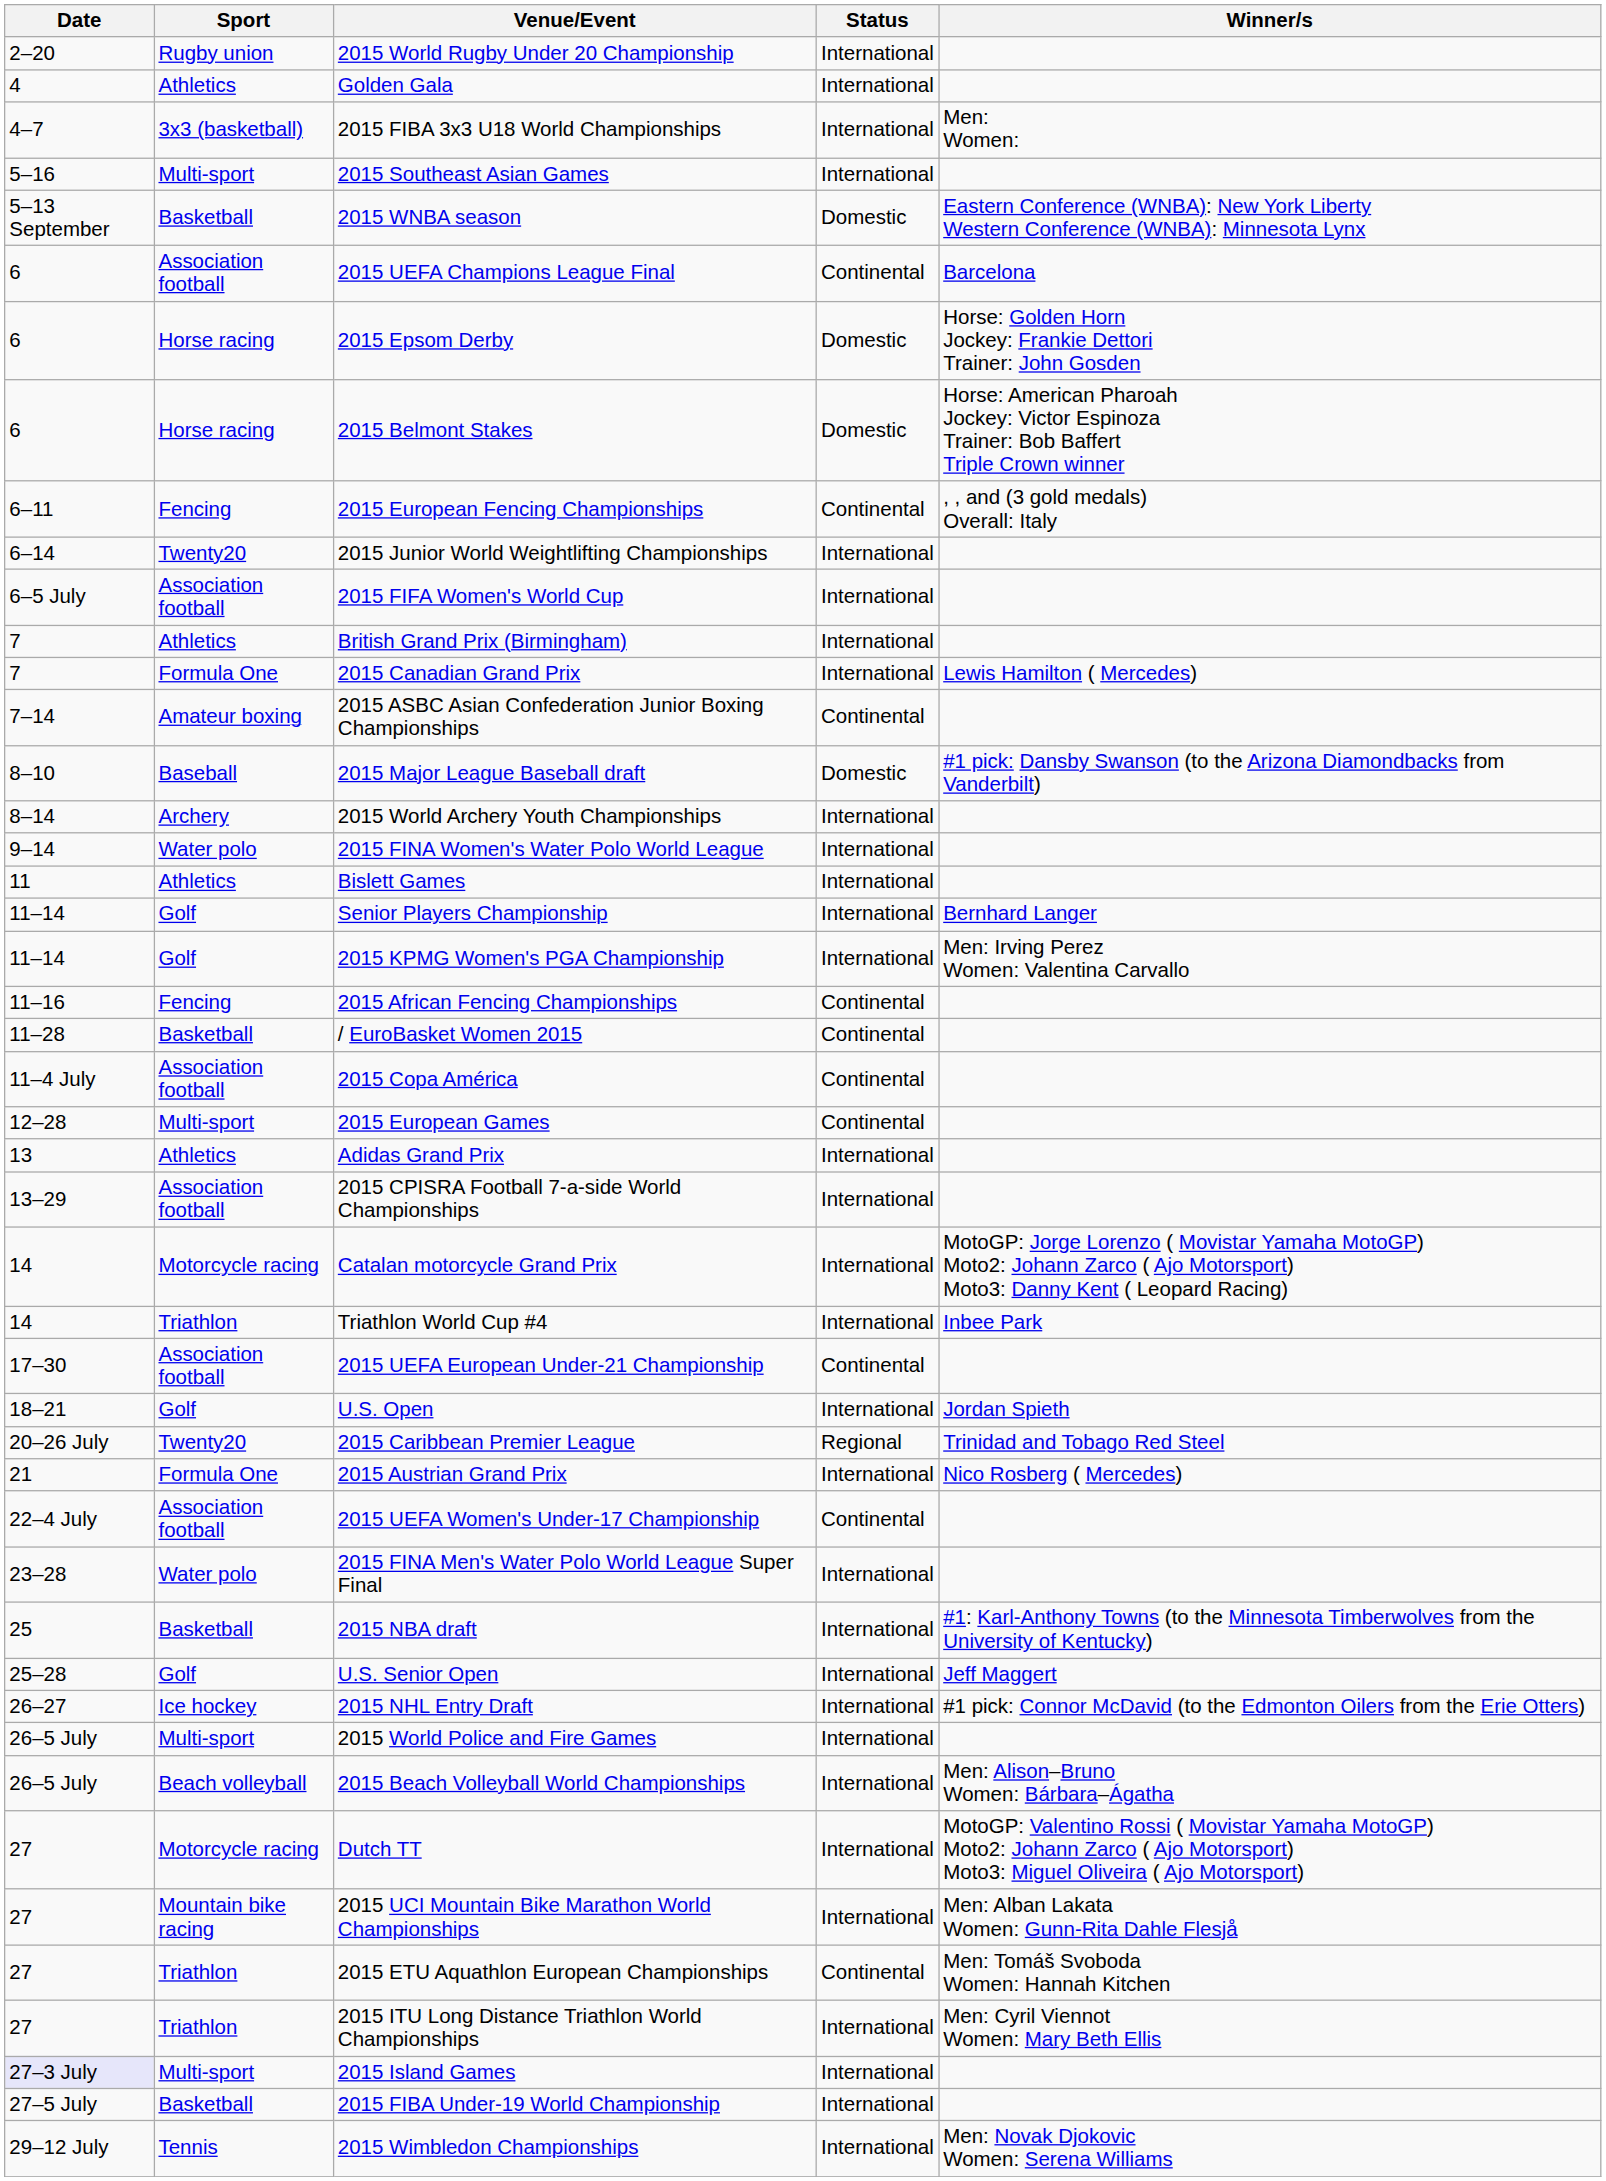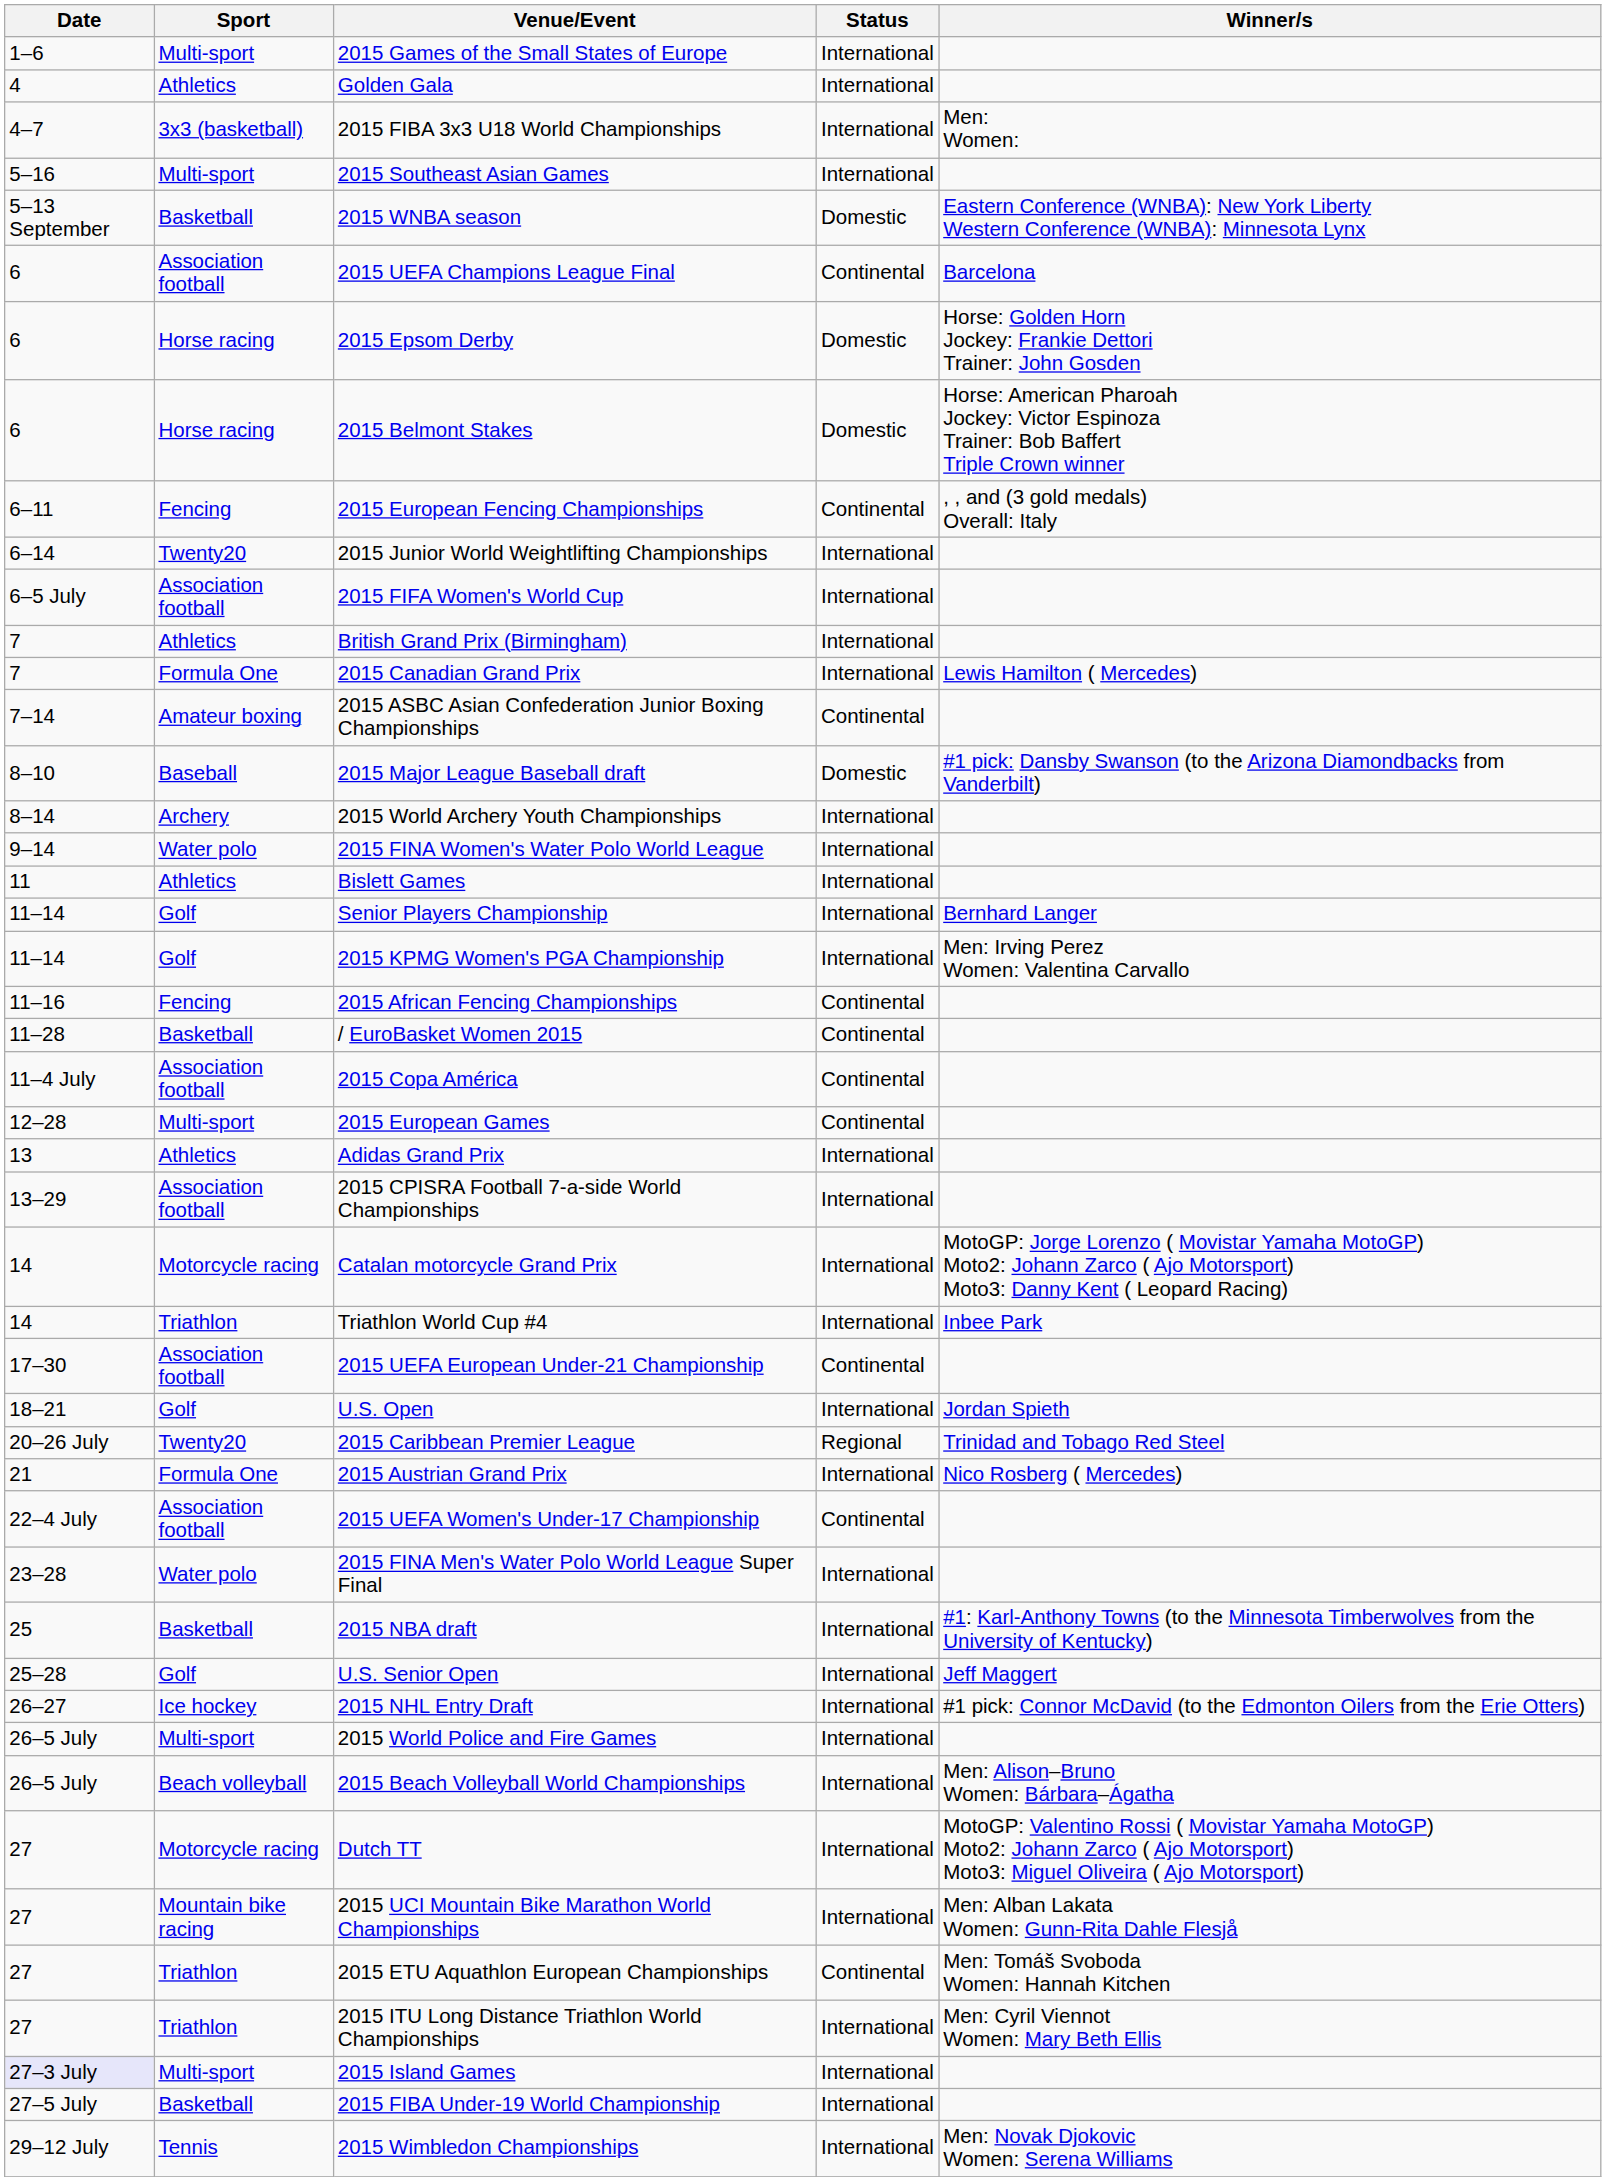+ row: (533, 53)
- row: (536, 53)
